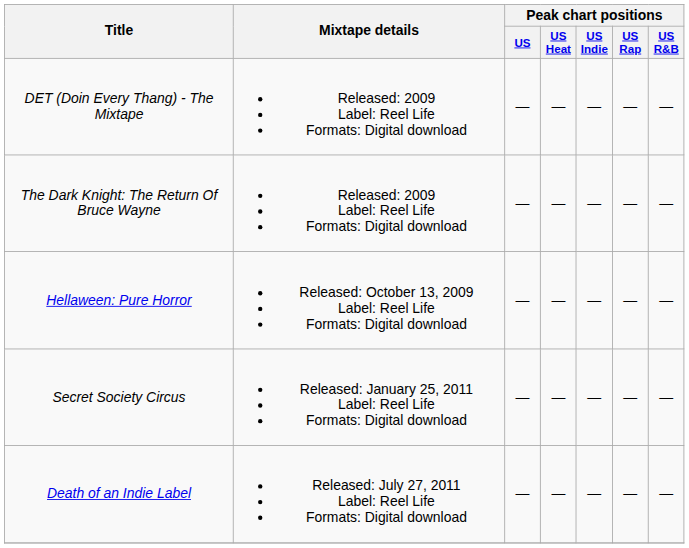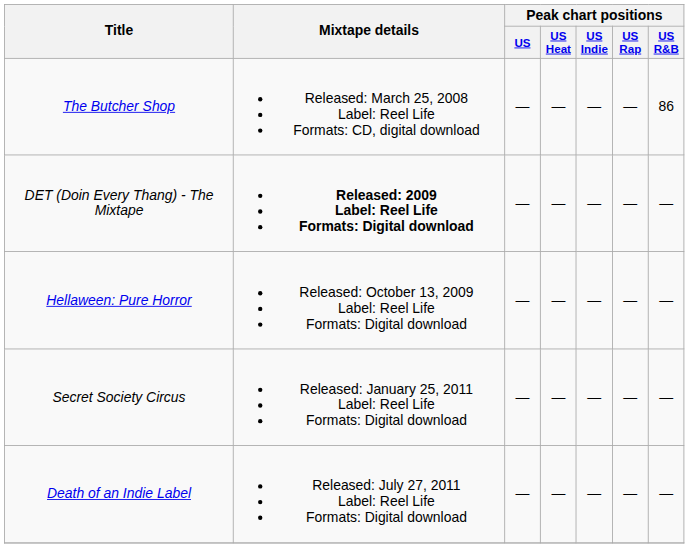+ row: (119, 106)
(369, 114) normal -> (369, 211) bold
- row: (119, 203)
